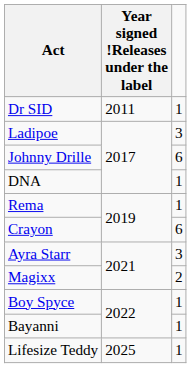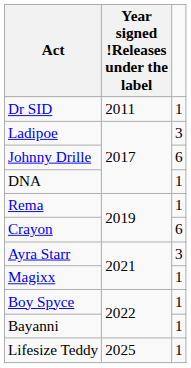(179, 277) 2 -> (179, 277) 1
